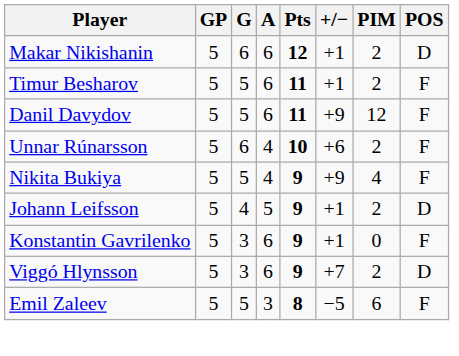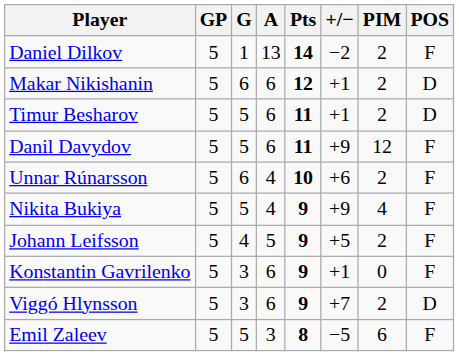+ row: (66, 51)
(424, 83) F -> (430, 114) D
(334, 209) +1 -> (340, 240) +5
(424, 209) D -> (430, 240) F
